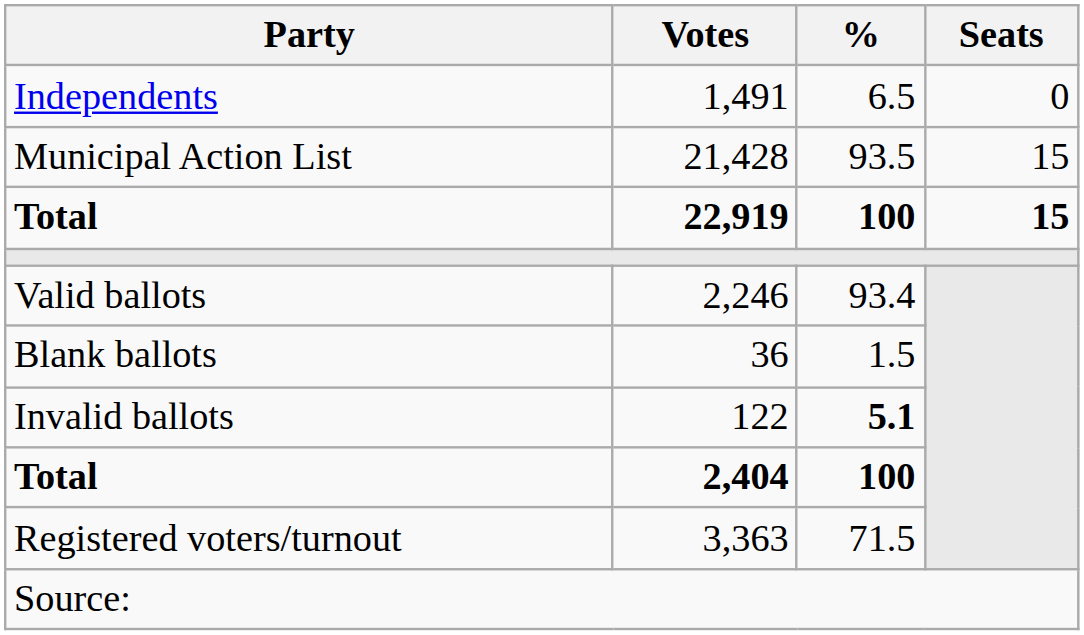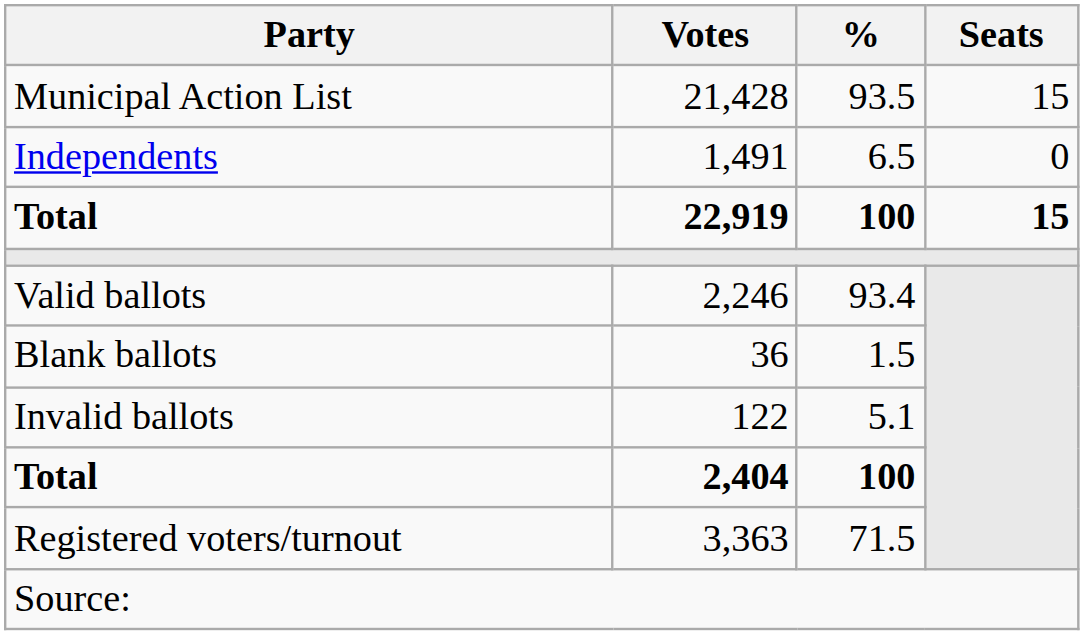rows swapped: (183, 156) <-> (116, 95)
(892, 416) bold -> (892, 416) normal
